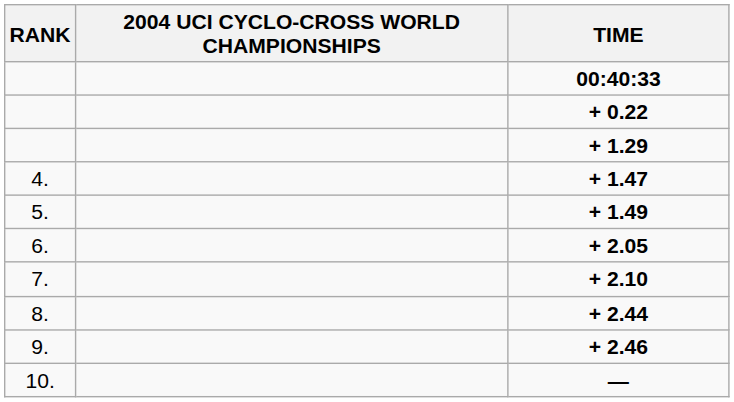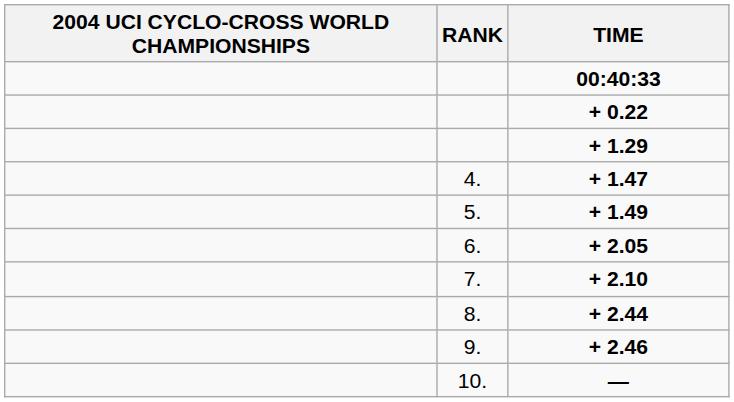columns swapped: (40, 33) <-> (292, 33)
